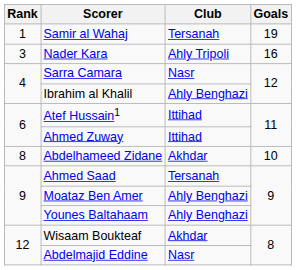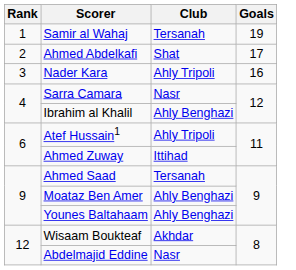+ row: (90, 53)
(185, 115) Ittihad -> (184, 134) Ahly Tripoli
- row: (103, 156)
